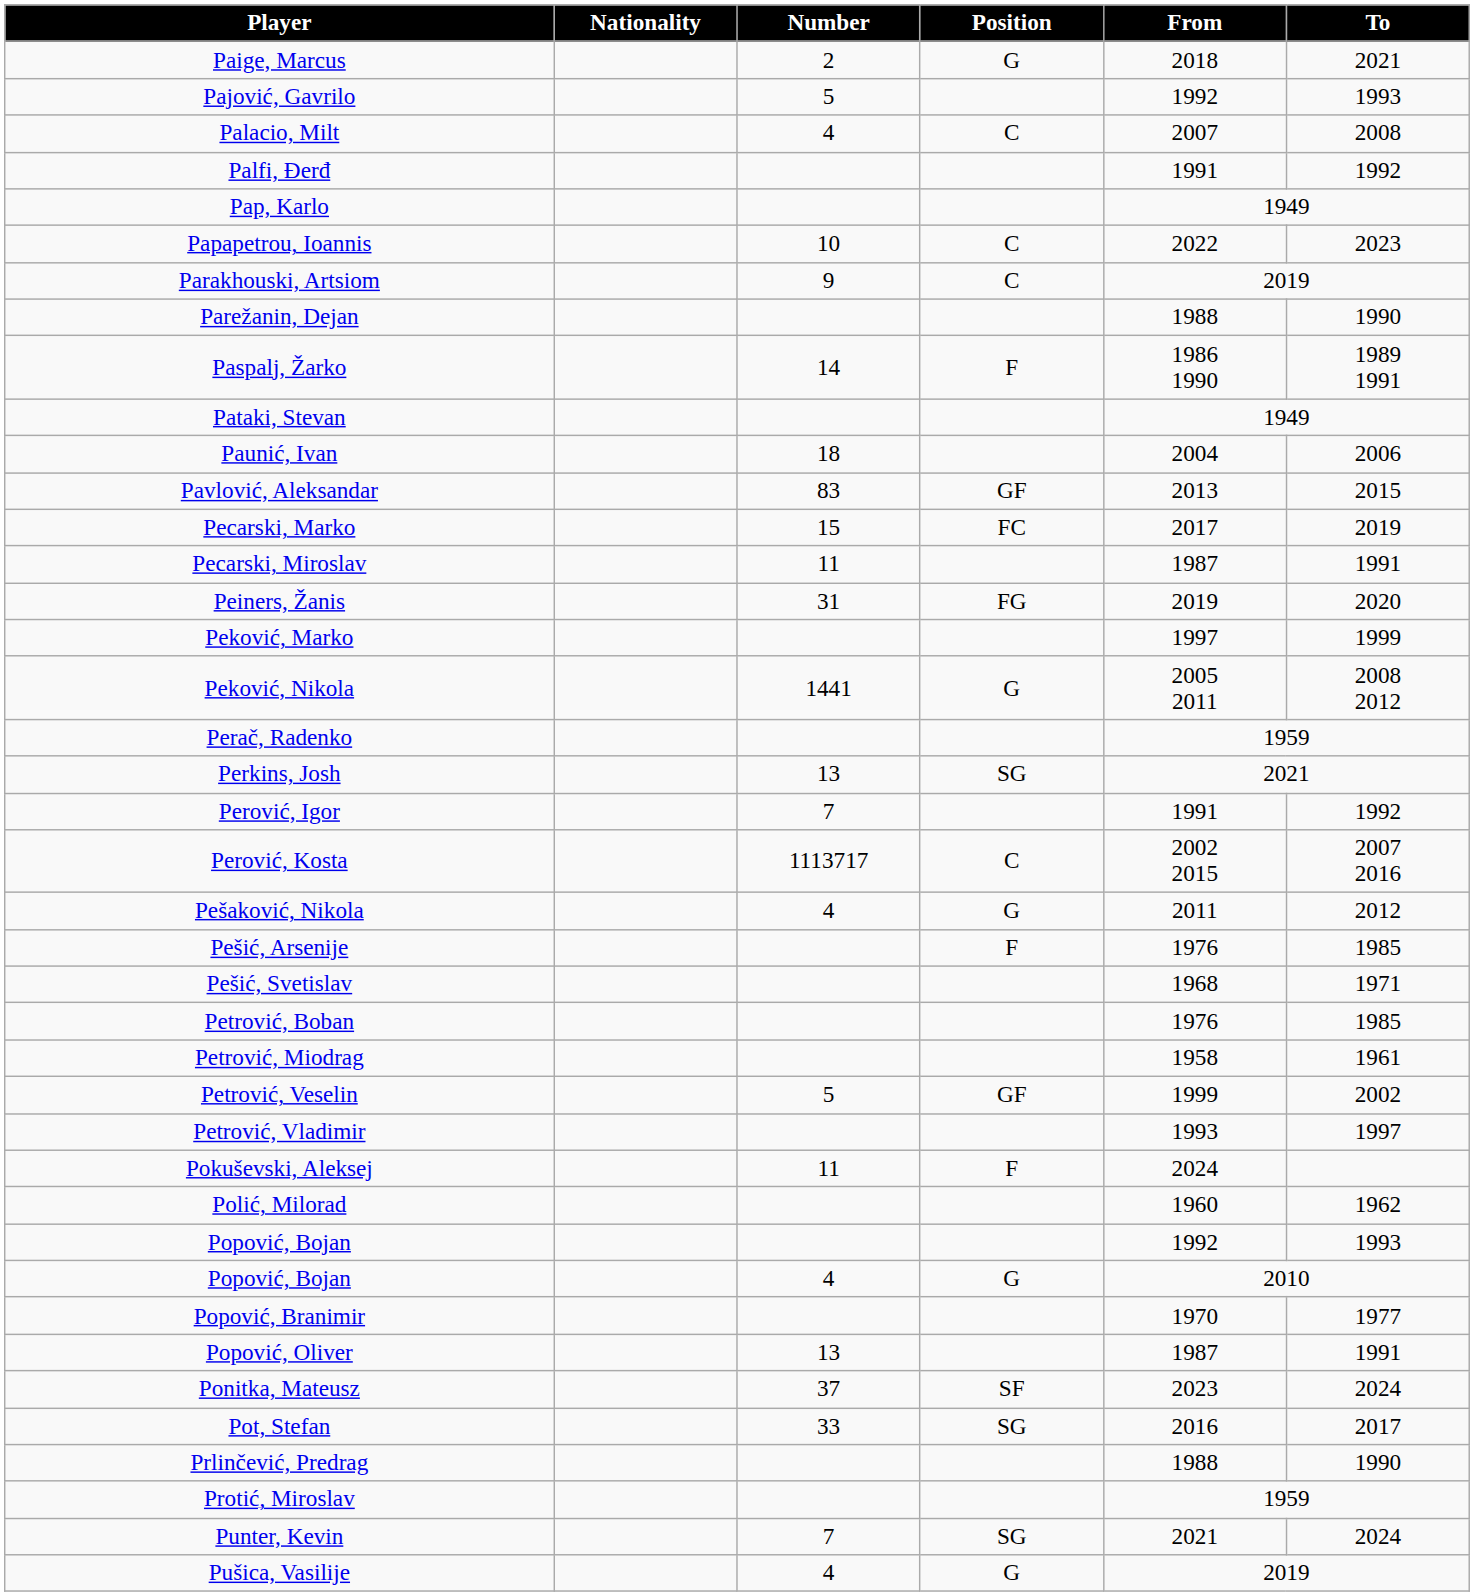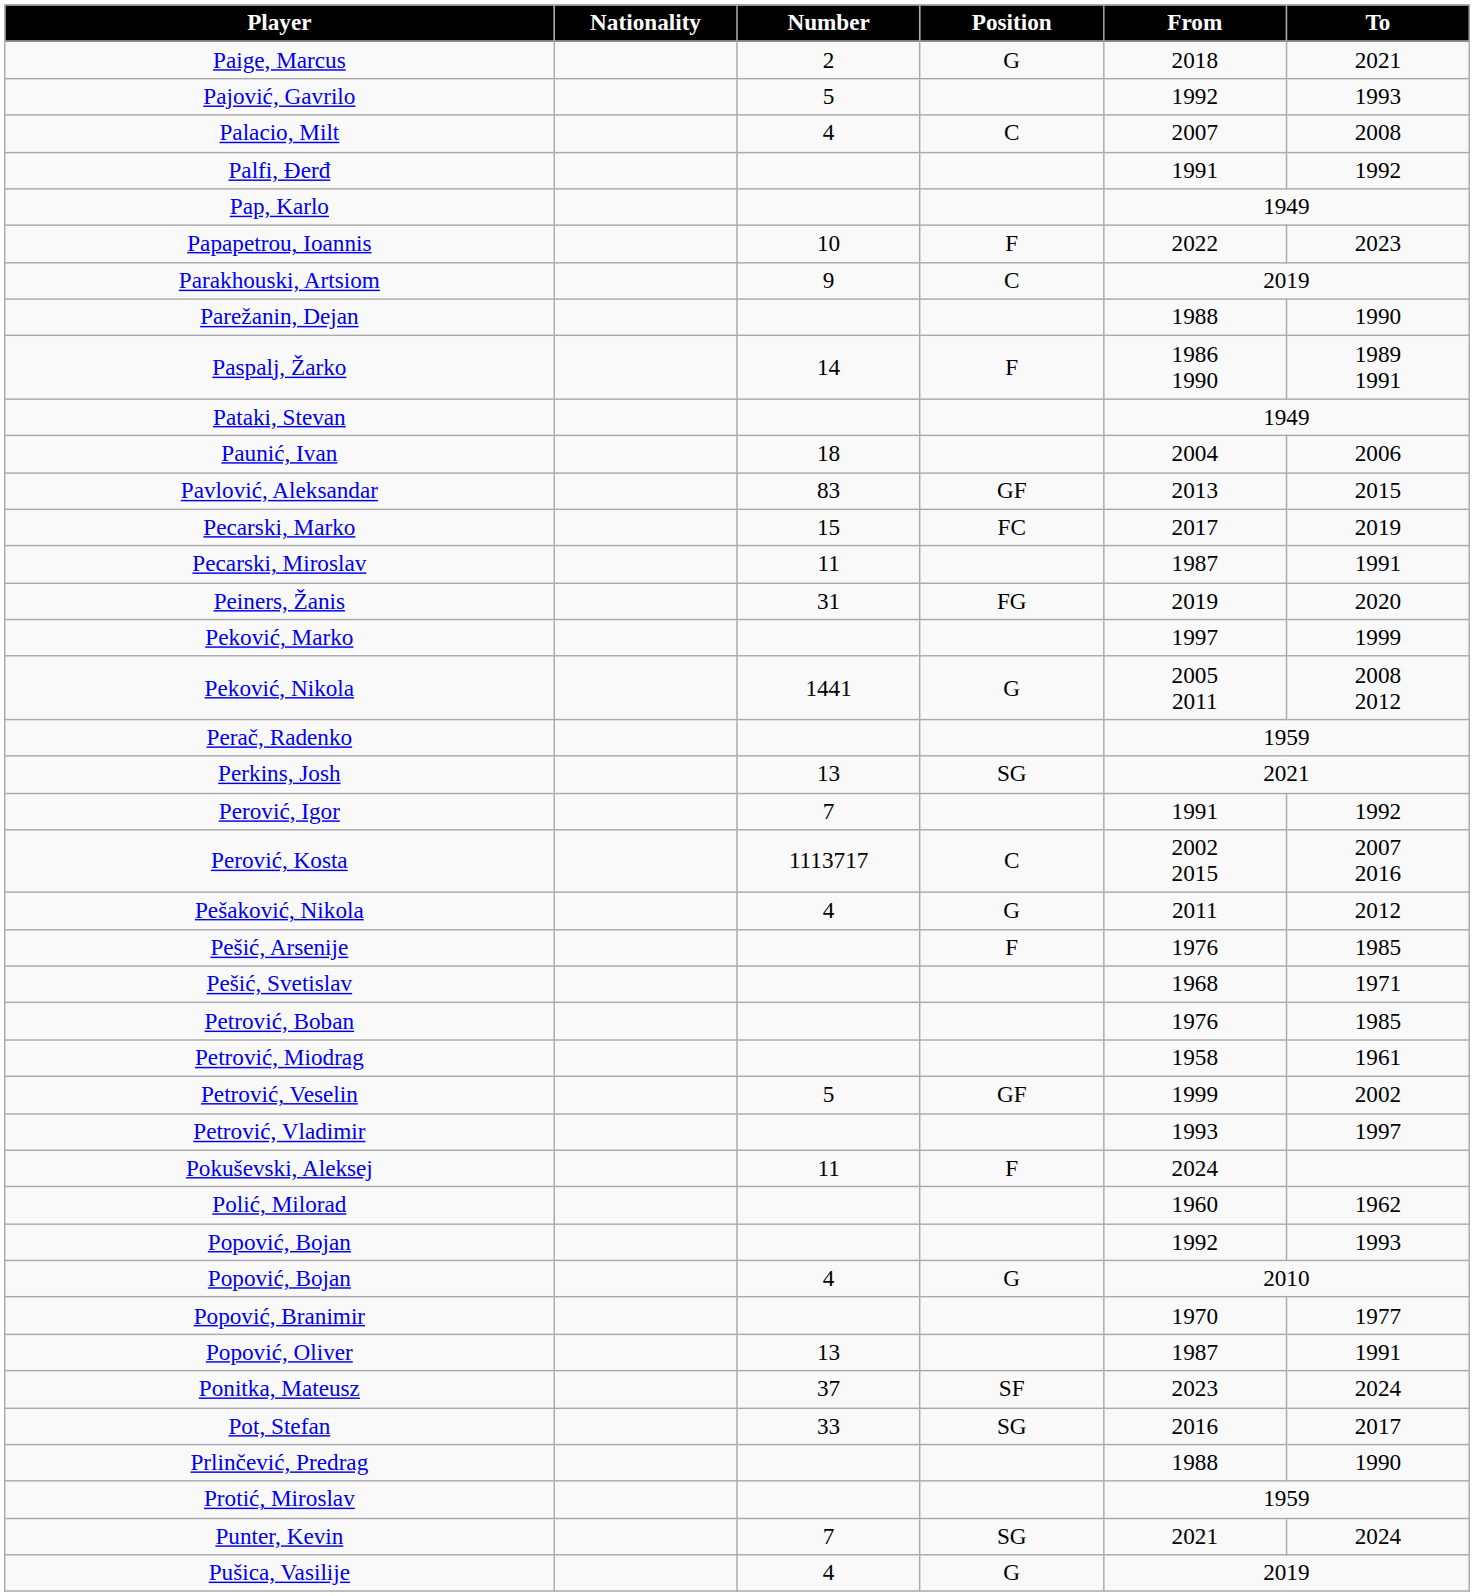(1012, 243) C -> (1012, 243) F
